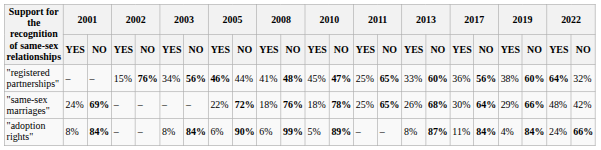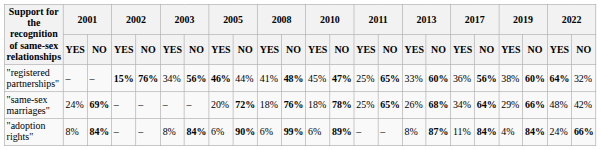(123, 78) normal -> (124, 78) bold
(219, 105) 22% -> (220, 105) 20%
(461, 105) 30% -> (462, 105) 34%
(314, 132) 5% -> (315, 132) 6%
